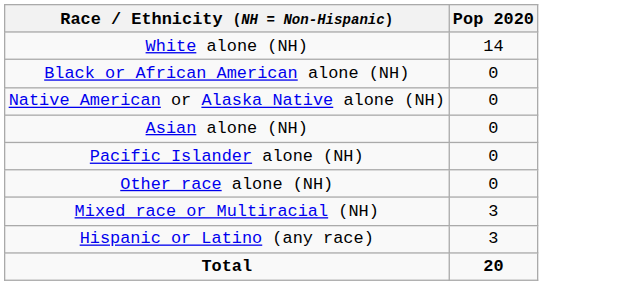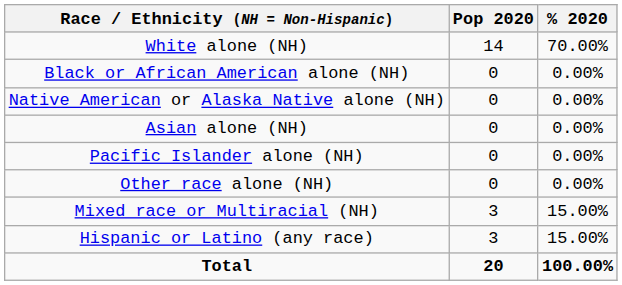+ column: (578, 18)
